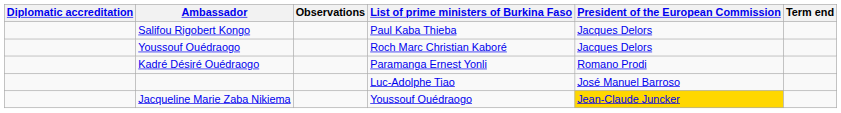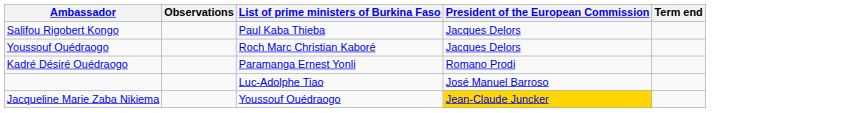- column: (70, 13)
